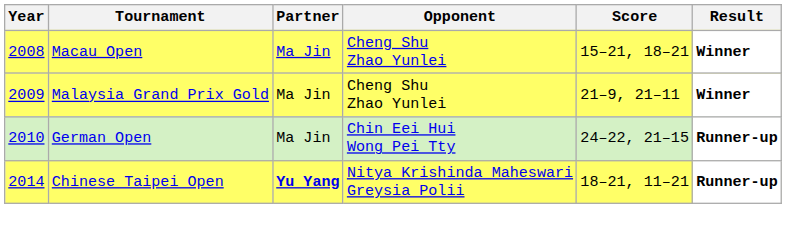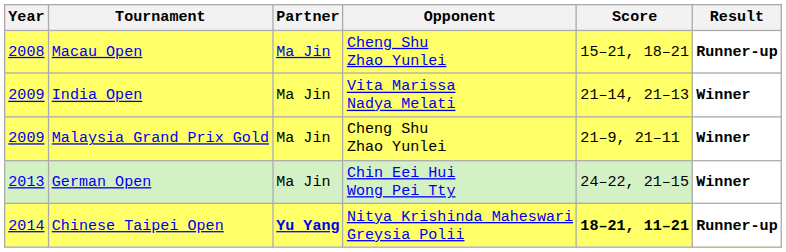(723, 51) Winner -> (737, 51) Runner-up
+ row: (97, 95)
(26, 138) 2010 -> (26, 182) 2013
(737, 138) Runner-up -> (723, 182) Winner
(635, 182) normal -> (635, 225) bold
